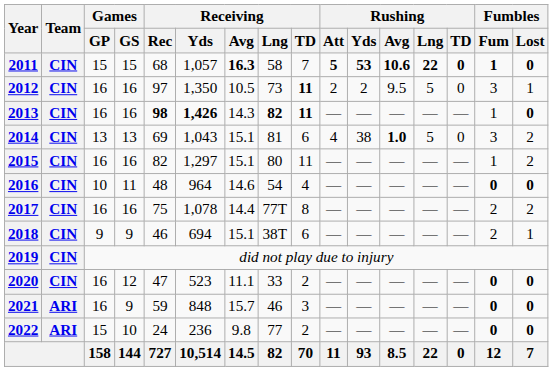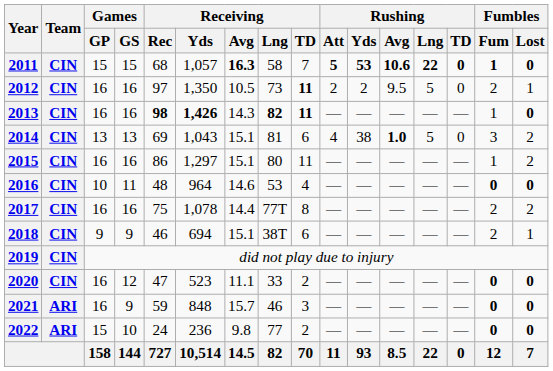(494, 88) 3 -> (494, 88) 2
(160, 161) 82 -> (160, 161) 86
(275, 185) 54 -> (275, 185) 53
